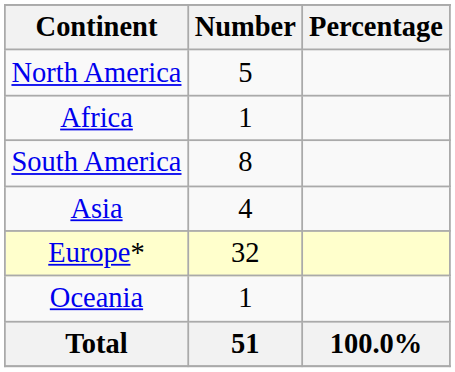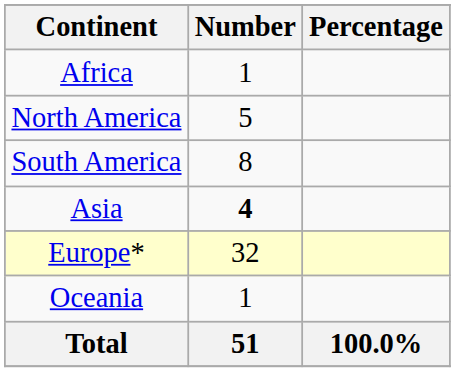rows swapped: (96, 117) <-> (96, 72)
(245, 207) normal -> (245, 207) bold
